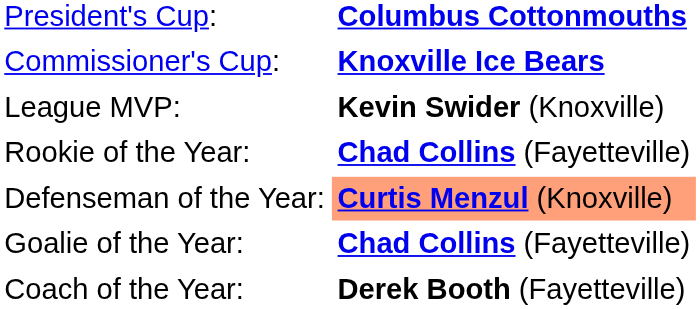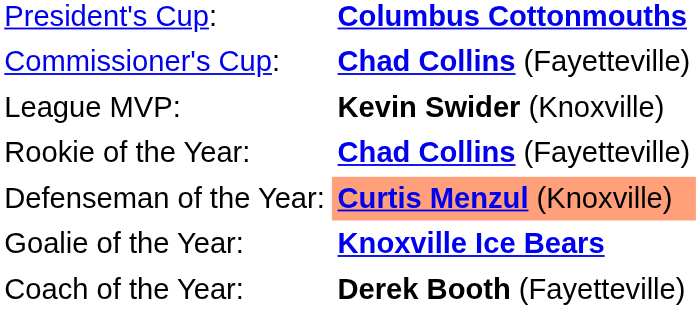(471, 61) Knoxville Ice Bears -> (514, 61) Chad Collins (Fayetteville)
(514, 243) Chad Collins (Fayetteville) -> (471, 243) Knoxville Ice Bears
